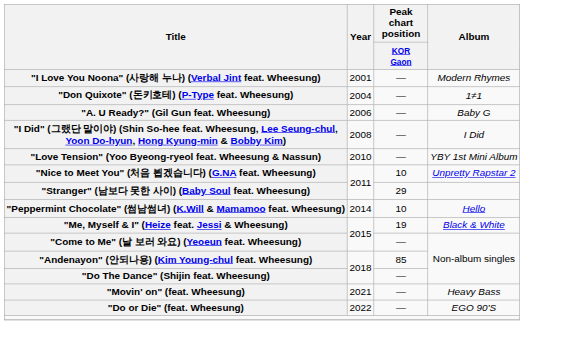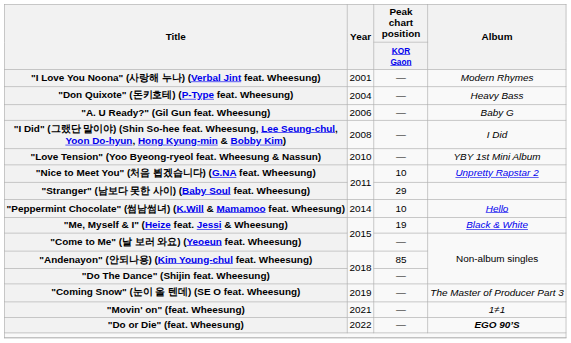(474, 95) 1≠1 -> (497, 95) Heavy Bass
+ row: (176, 292)
(474, 292) Heavy Bass -> (497, 309) 1≠1
(474, 307) normal -> (497, 325) bold
